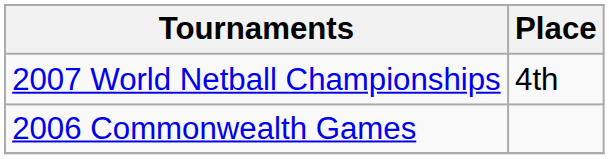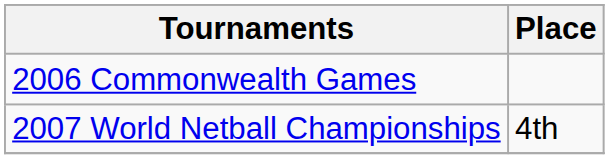rows swapped: (214, 128) <-> (256, 78)
